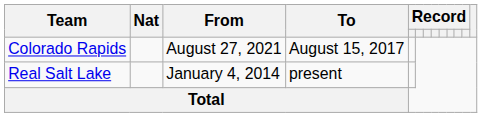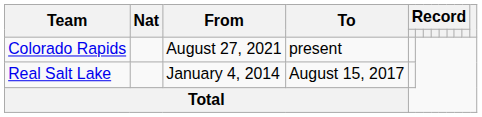(347, 49) August 15, 2017 -> (315, 49) present
(315, 74) present -> (347, 74) August 15, 2017
